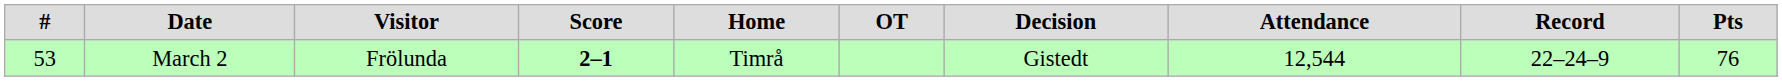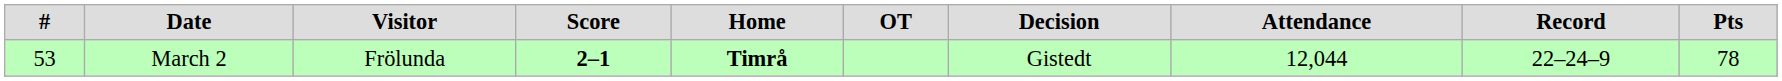(757, 57) normal -> (757, 57) bold
(1314, 57) 12,544 -> (1317, 57) 12,044
(1728, 57) 76 -> (1728, 57) 78
